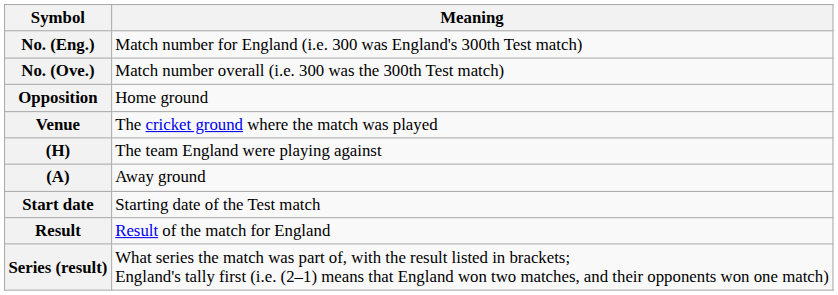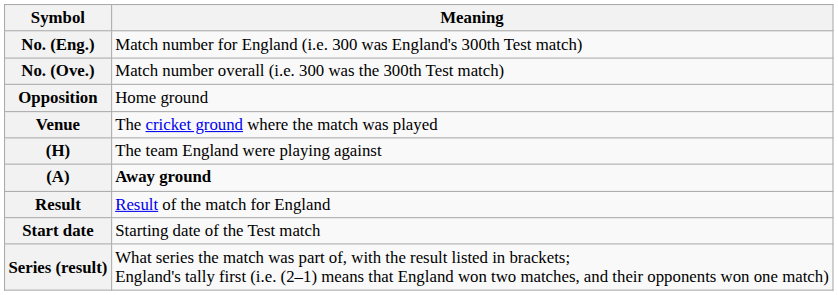(160, 177) normal -> (163, 177) bold
rows swapped: (58, 204) <-> (58, 230)
